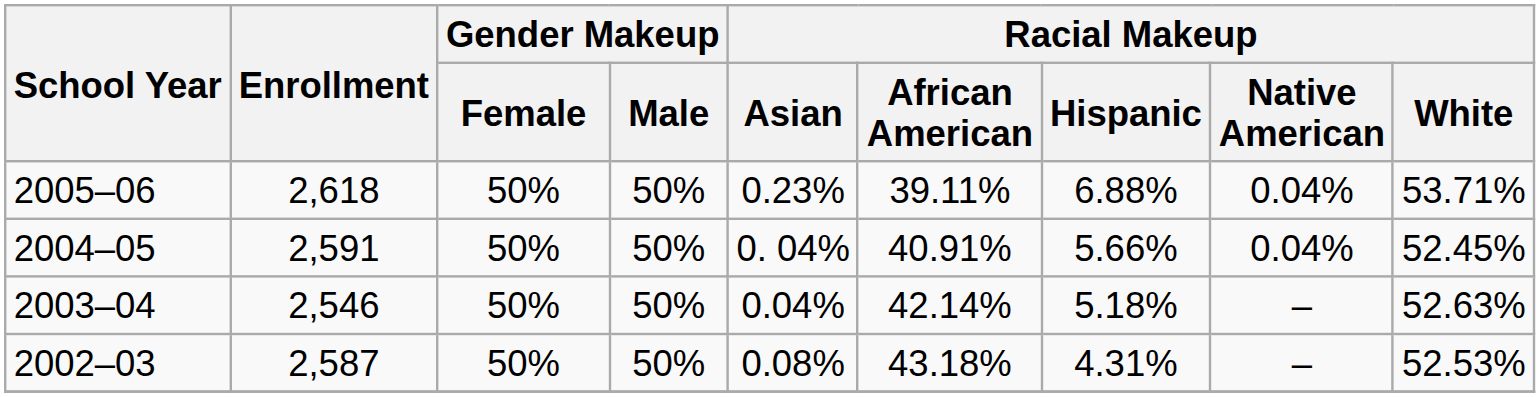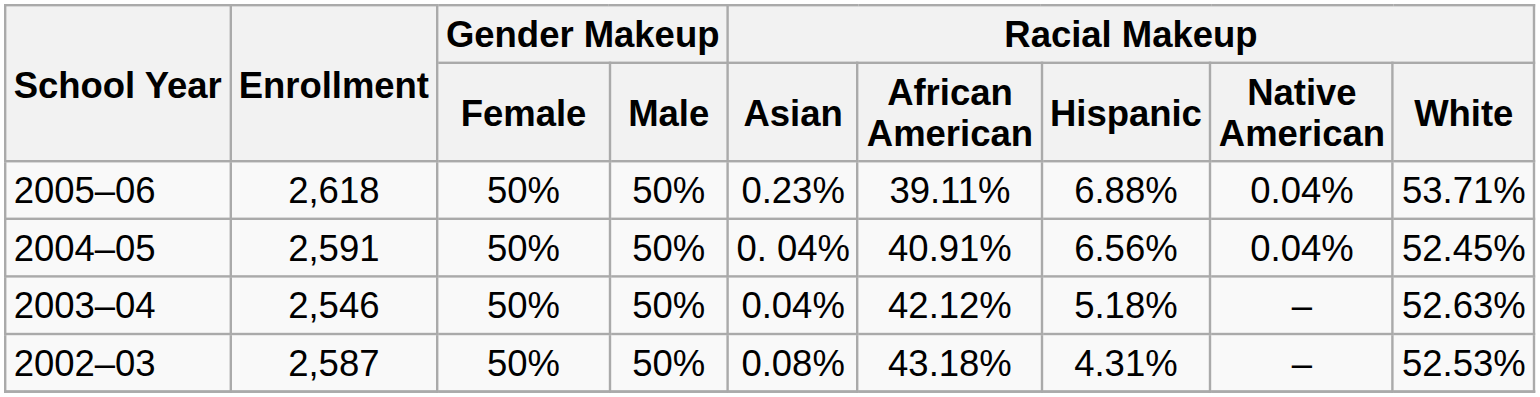(1126, 248) 5.66% -> (1126, 248) 6.56%
(950, 306) 42.14% -> (950, 306) 42.12%
